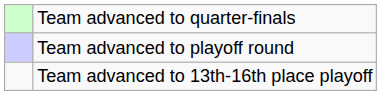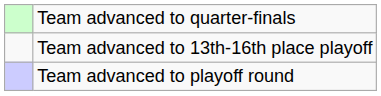rows swapped: (166, 47) <-> (205, 76)
